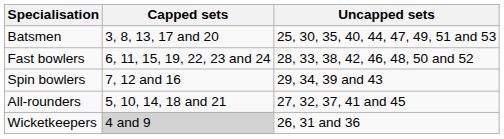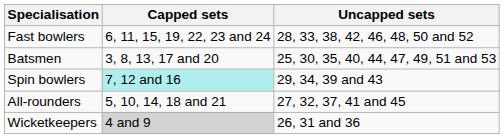rows swapped: (34, 36) <-> (46, 58)
(143, 79) no background -> (143, 79) paleturquoise background
